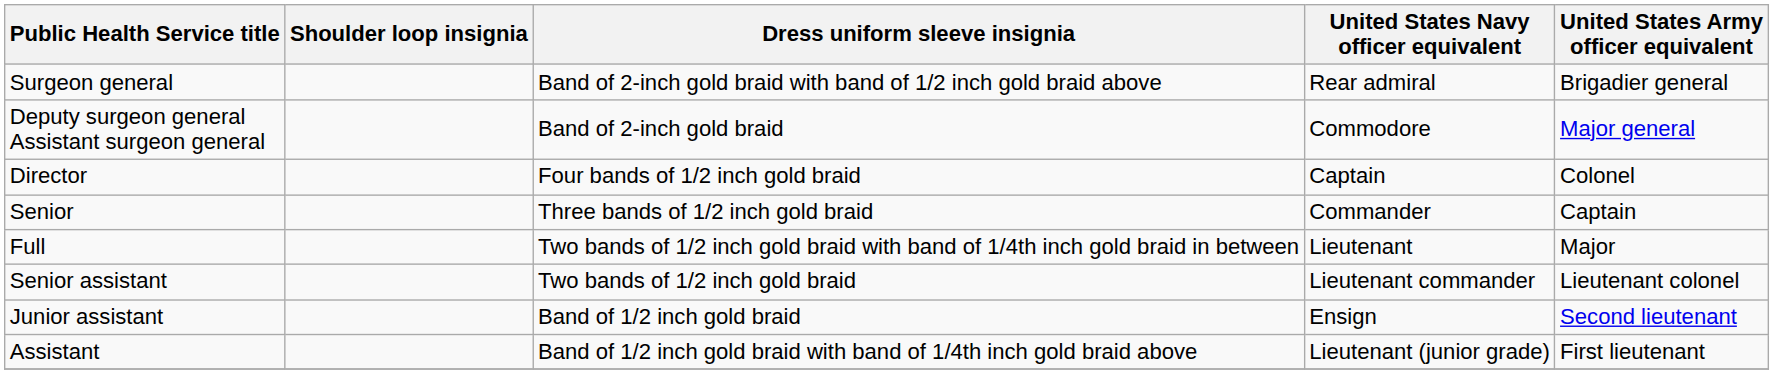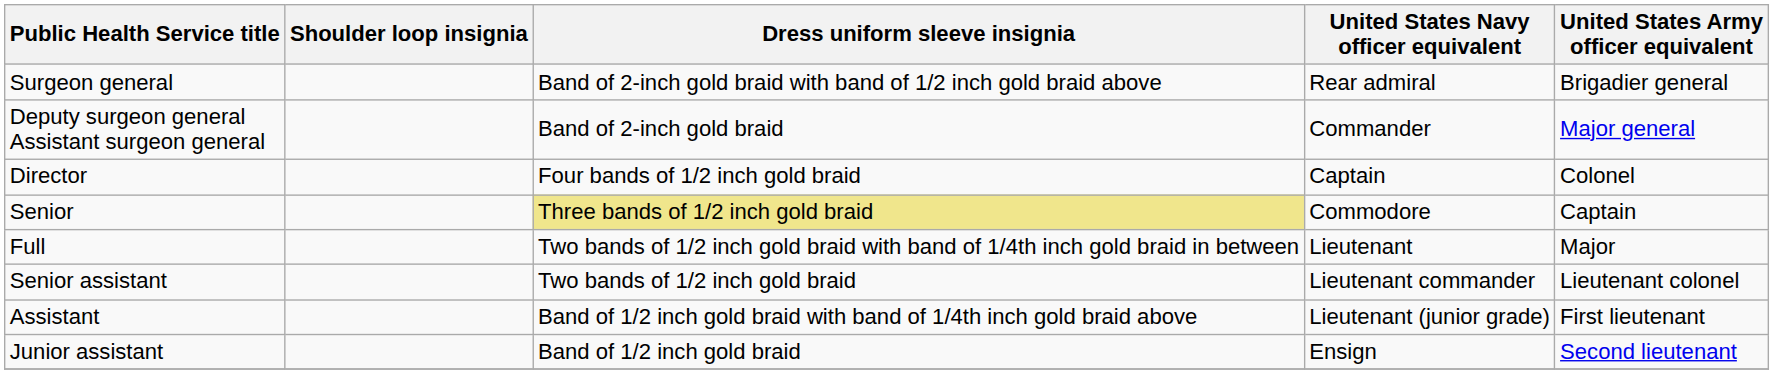(1370, 129) Commodore -> (1370, 129) Commander
(706, 211) no background -> (706, 211) khaki background
(1370, 211) Commander -> (1370, 211) Commodore
rows swapped: (55, 351) <-> (86, 316)
